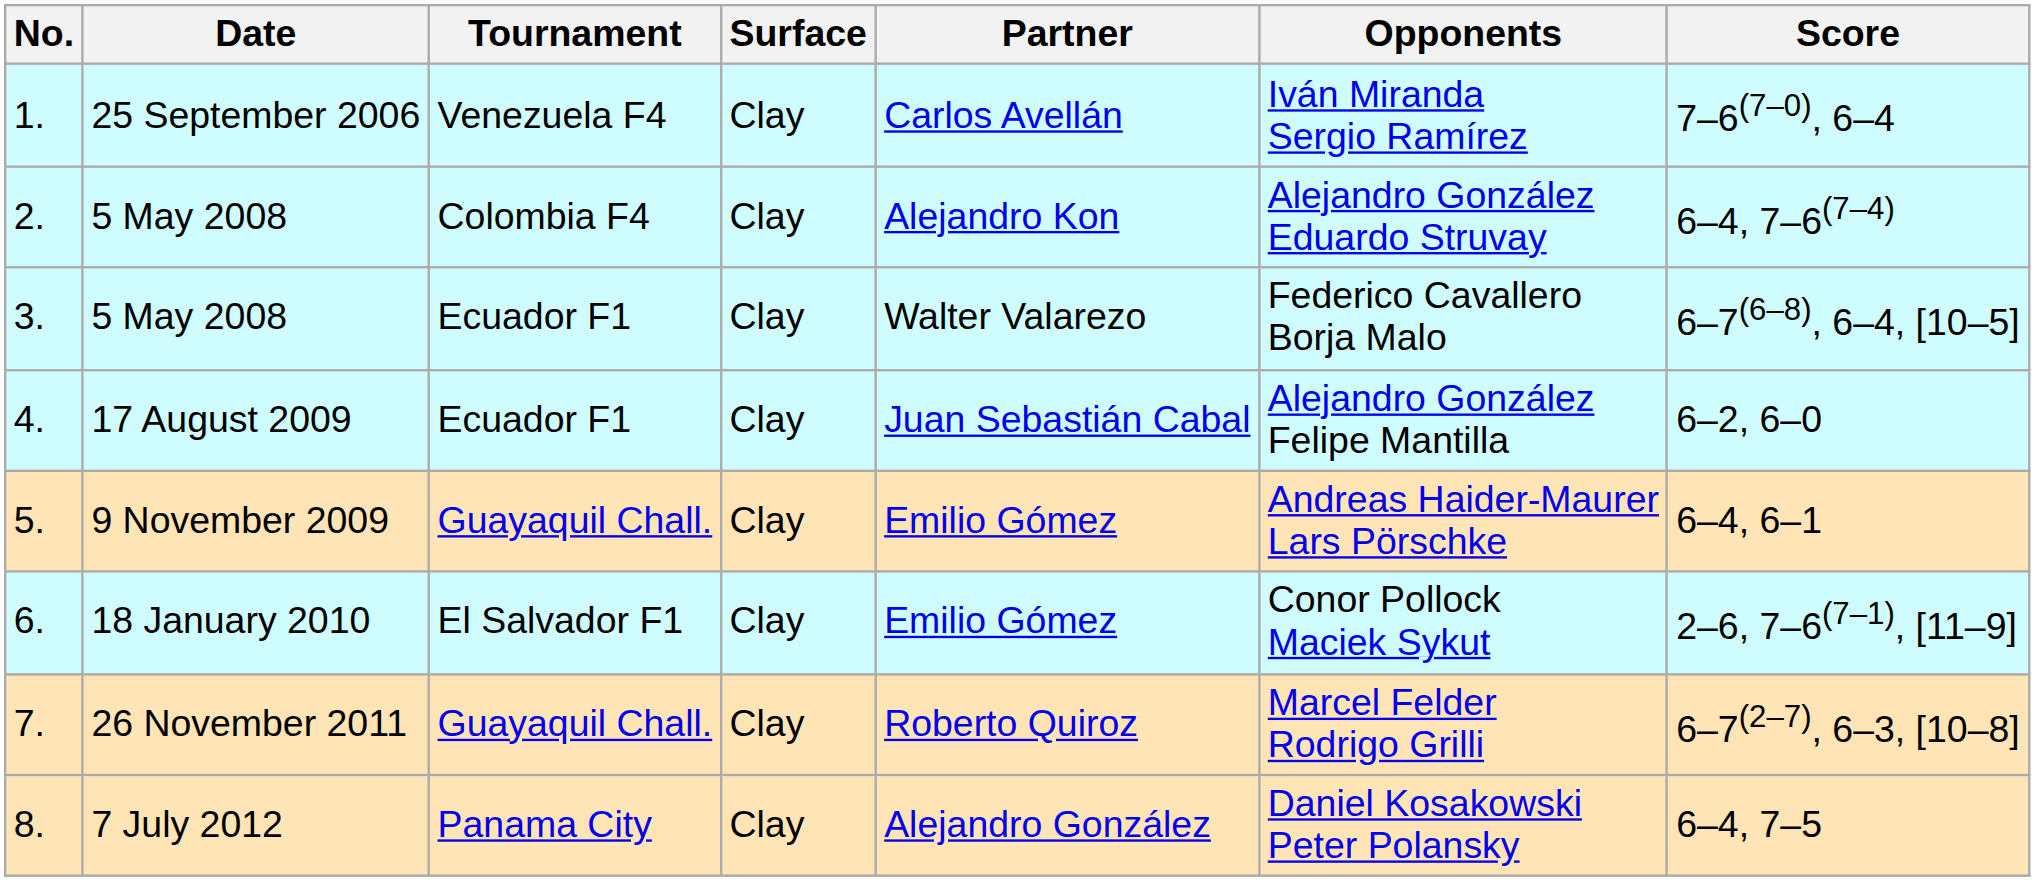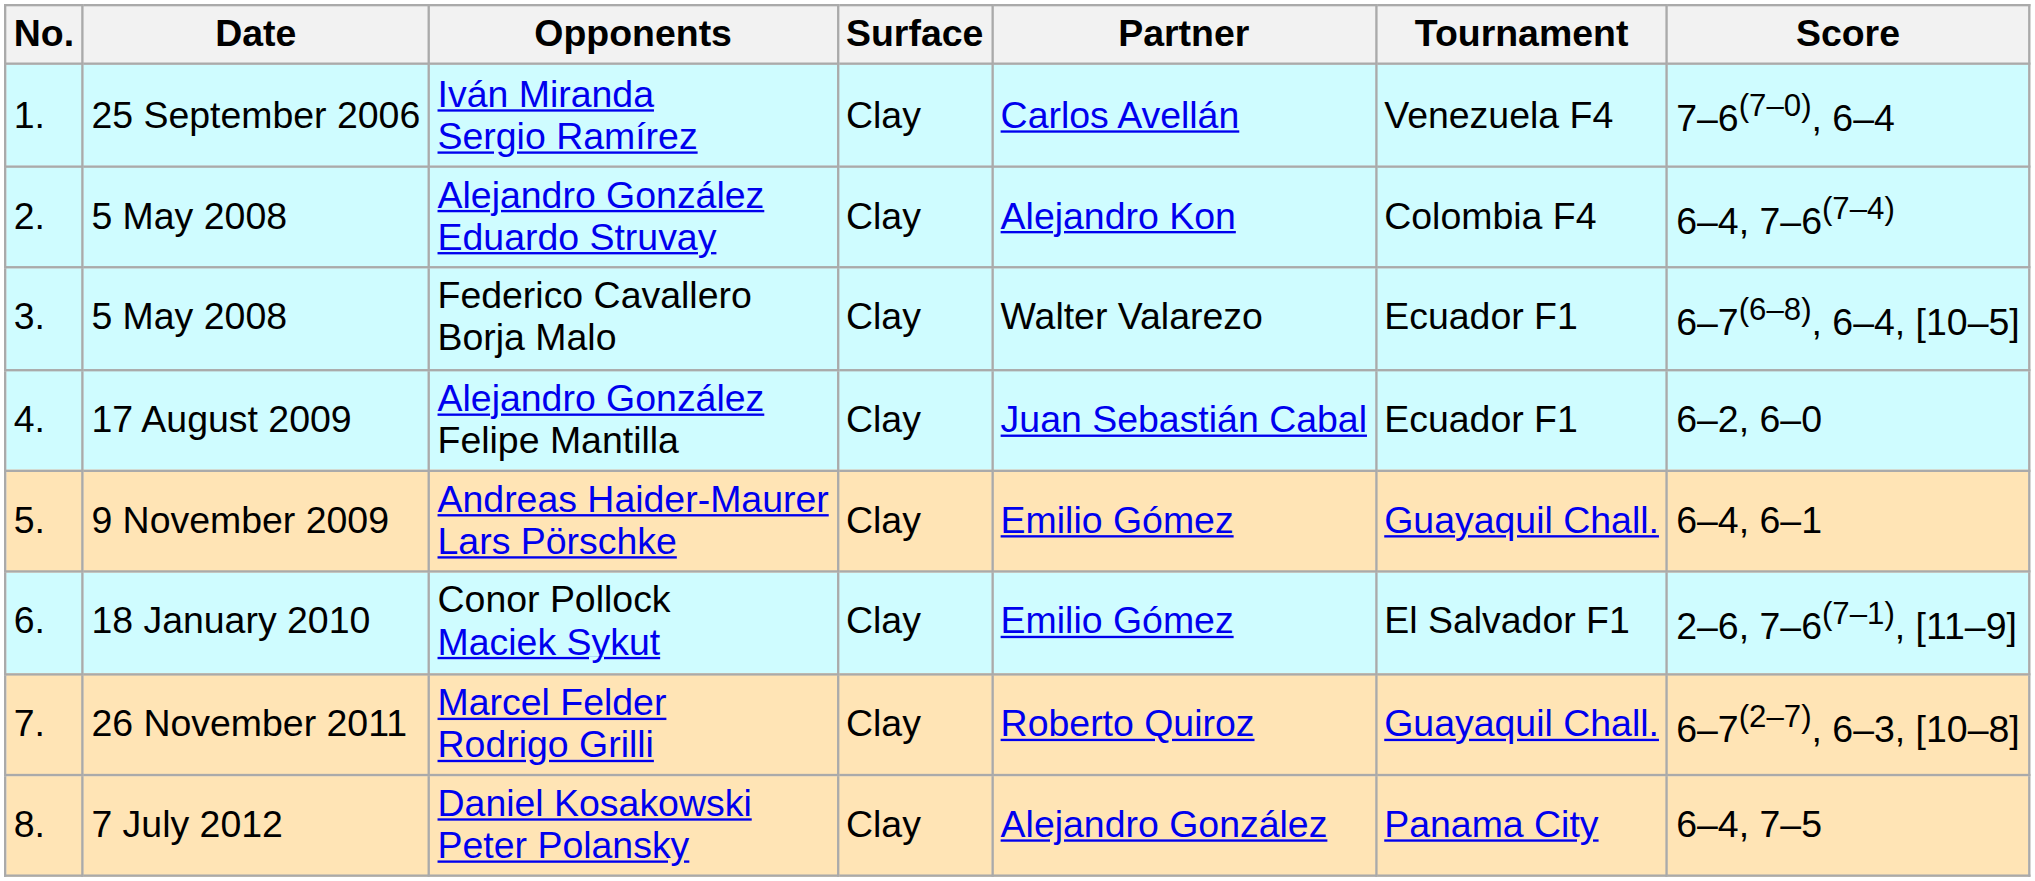columns swapped: (575, 34) <-> (1463, 34)
